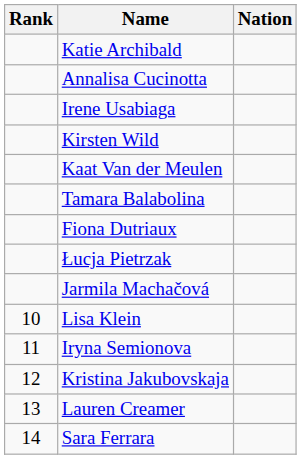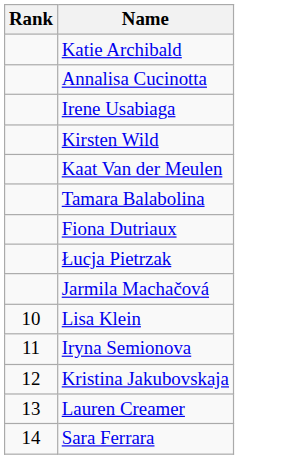- column: (265, 19)
